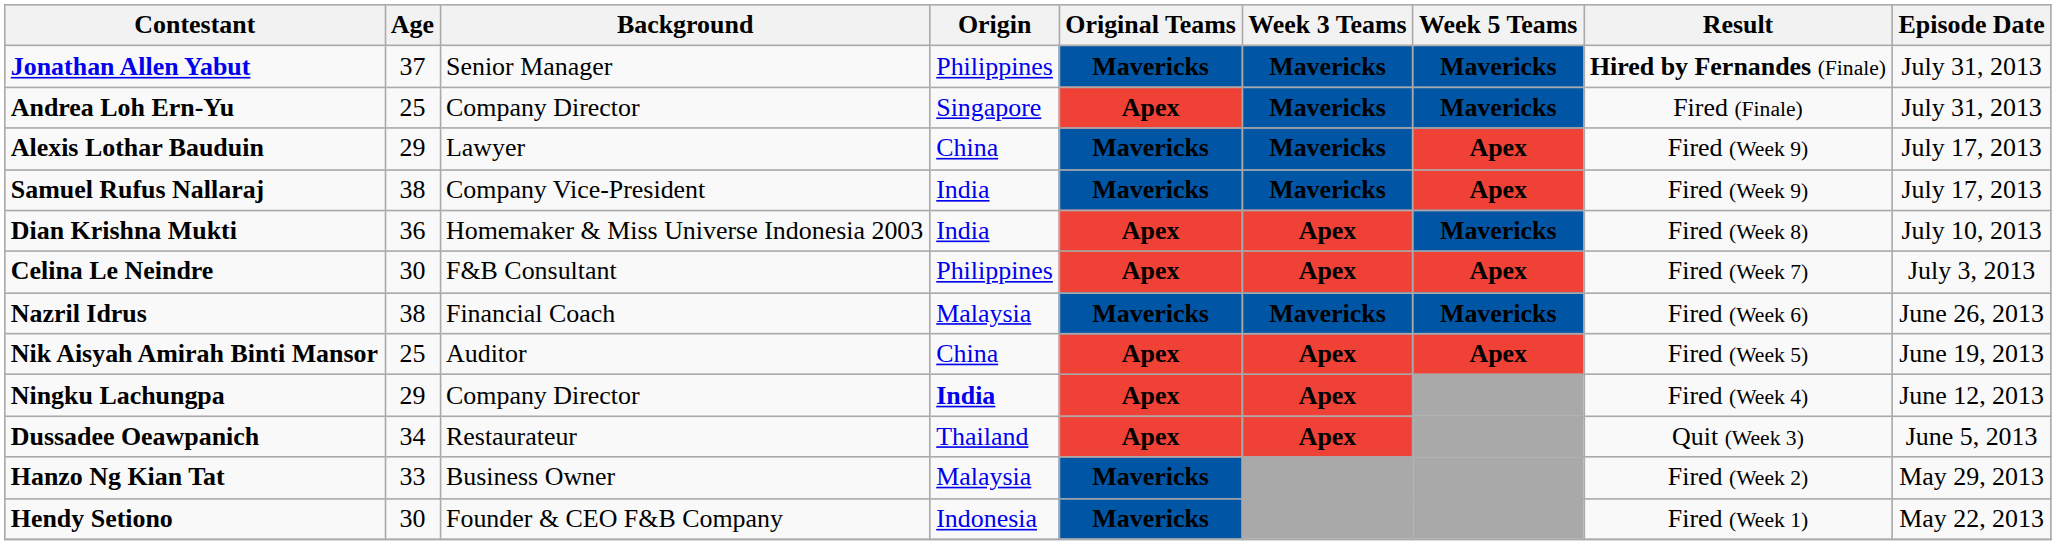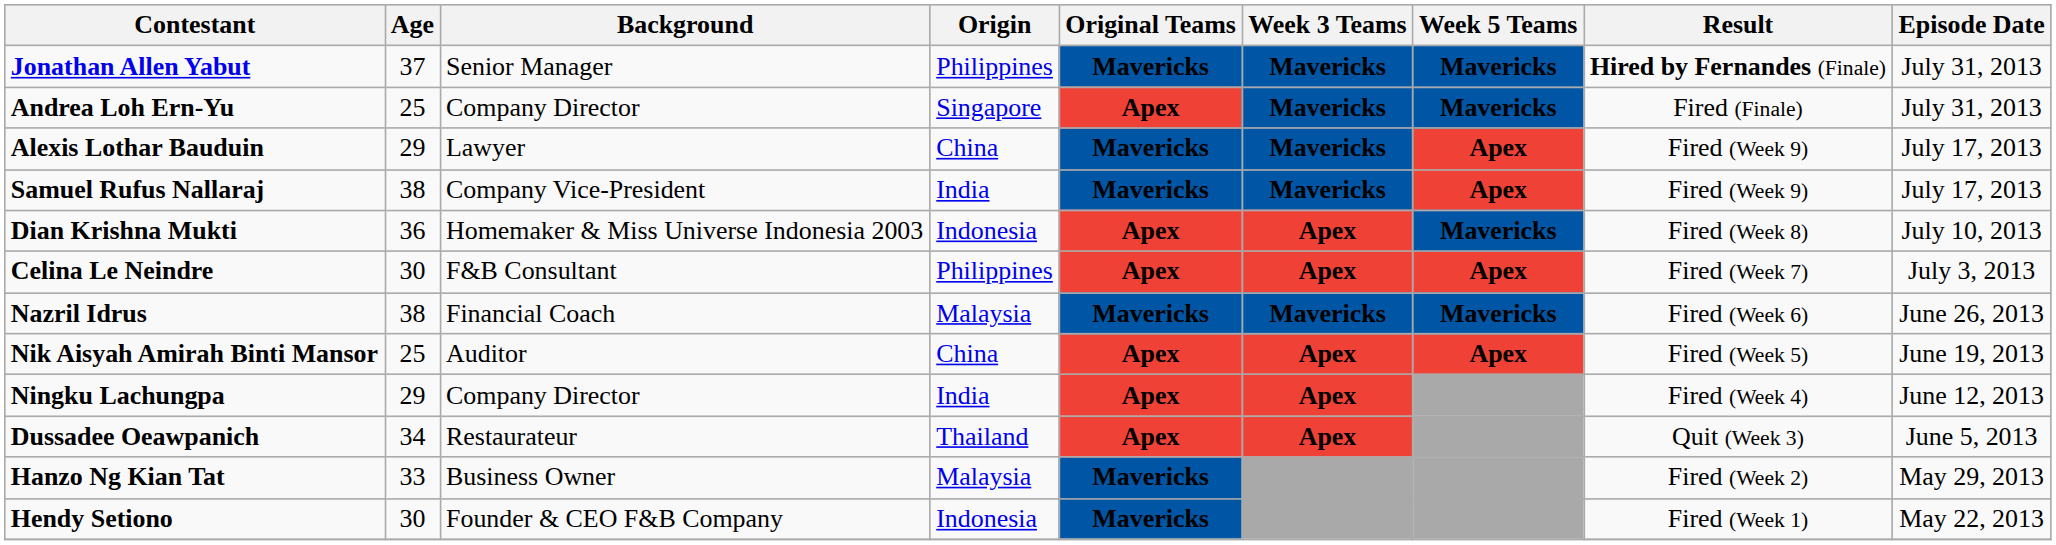(963, 230) India -> (987, 230) Indonesia
(966, 395) bold -> (963, 395) normal
